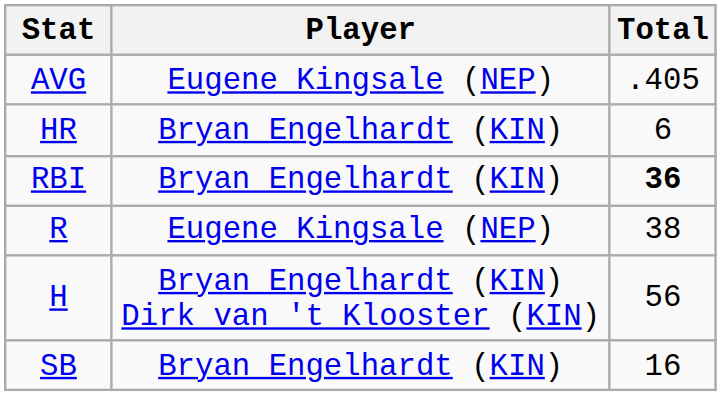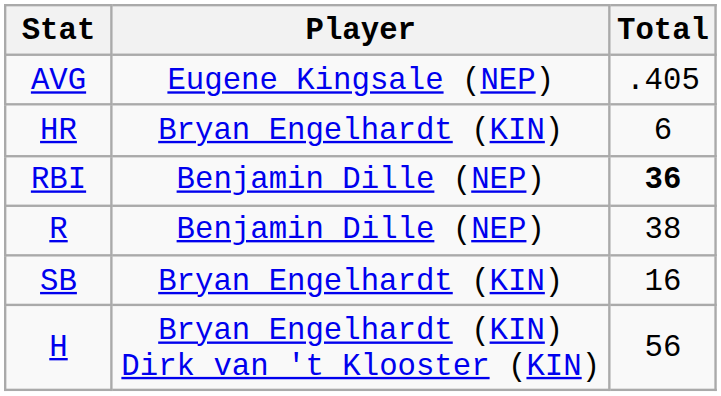(361, 180) Bryan Engelhardt (KIN) -> (361, 180) Benjamin Dille (NEP)
(361, 230) Eugene Kingsale (NEP) -> (361, 230) Benjamin Dille (NEP)
rows swapped: (59, 298) <-> (58, 366)
